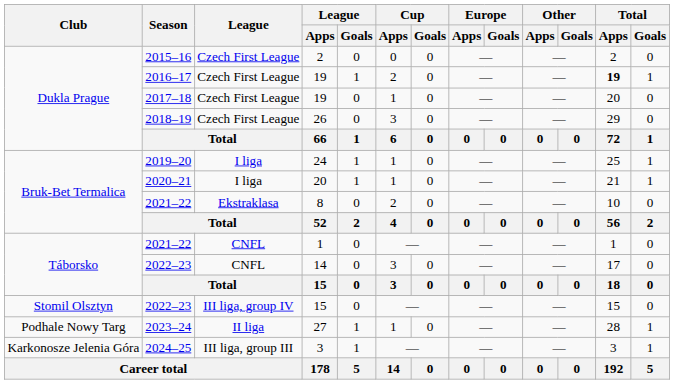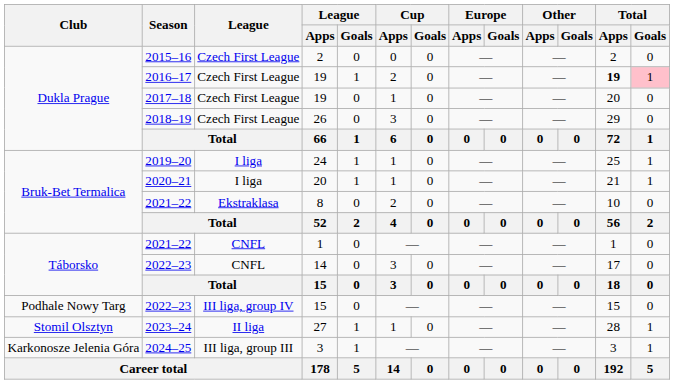(650, 77) no background -> (650, 77) pink background
(73, 306) Stomil Olsztyn -> (73, 306) Podhale Nowy Targ
(73, 327) Podhale Nowy Targ -> (73, 327) Stomil Olsztyn
